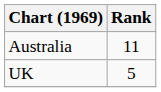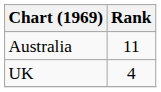(131, 73) 5 -> (131, 73) 4
